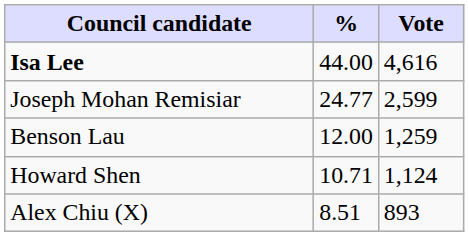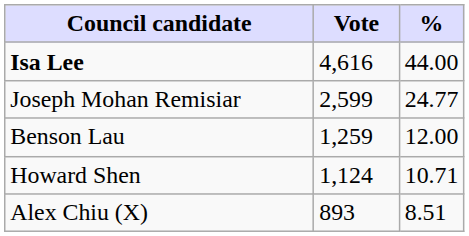columns swapped: (421, 23) <-> (346, 23)
